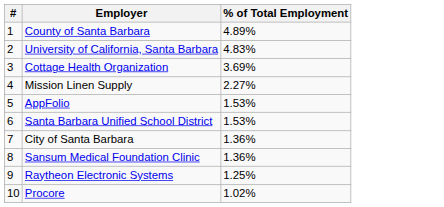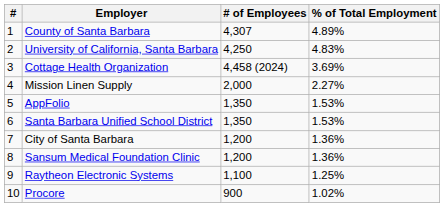+ column: (265, 13)
